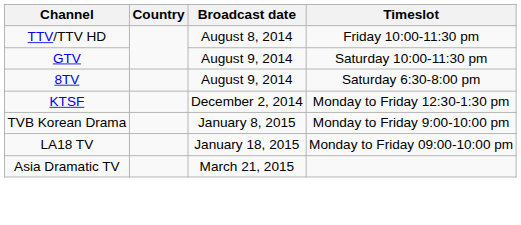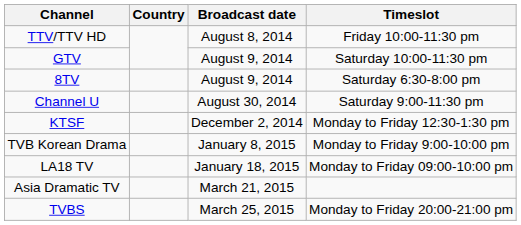+ row: (67, 101)
+ row: (67, 209)
